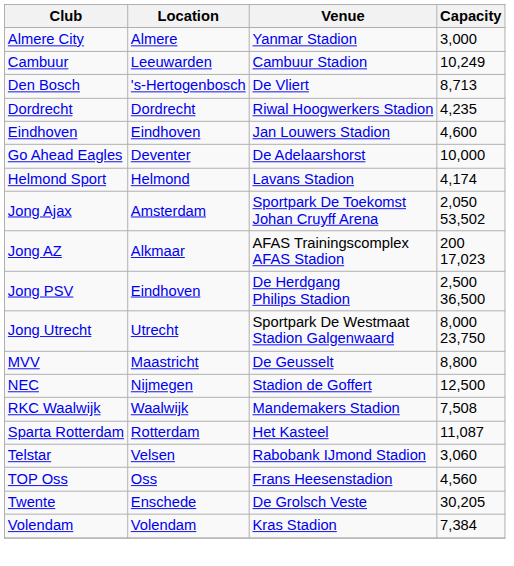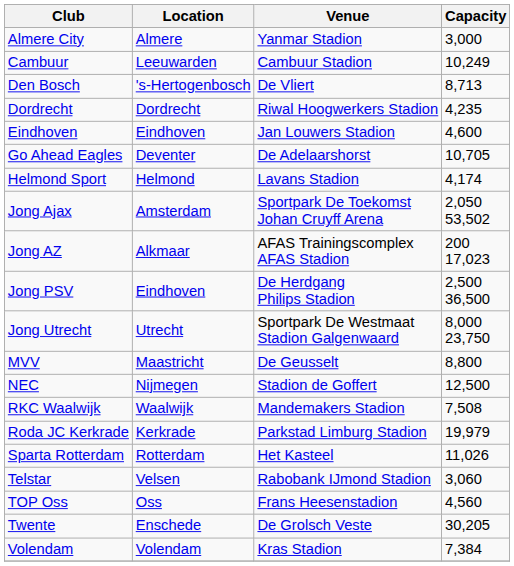(463, 156) 10,000 -> (468, 156) 10,705
+ row: (68, 432)
(462, 432) 11,087 -> (467, 455) 11,026
